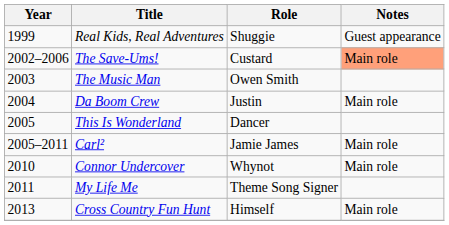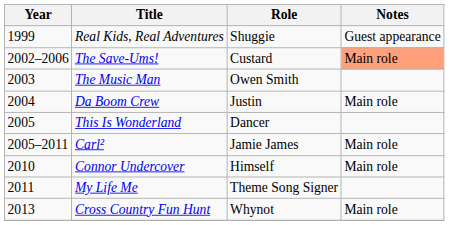(252, 166) Whynot -> (252, 166) Himself
(252, 209) Himself -> (252, 209) Whynot
